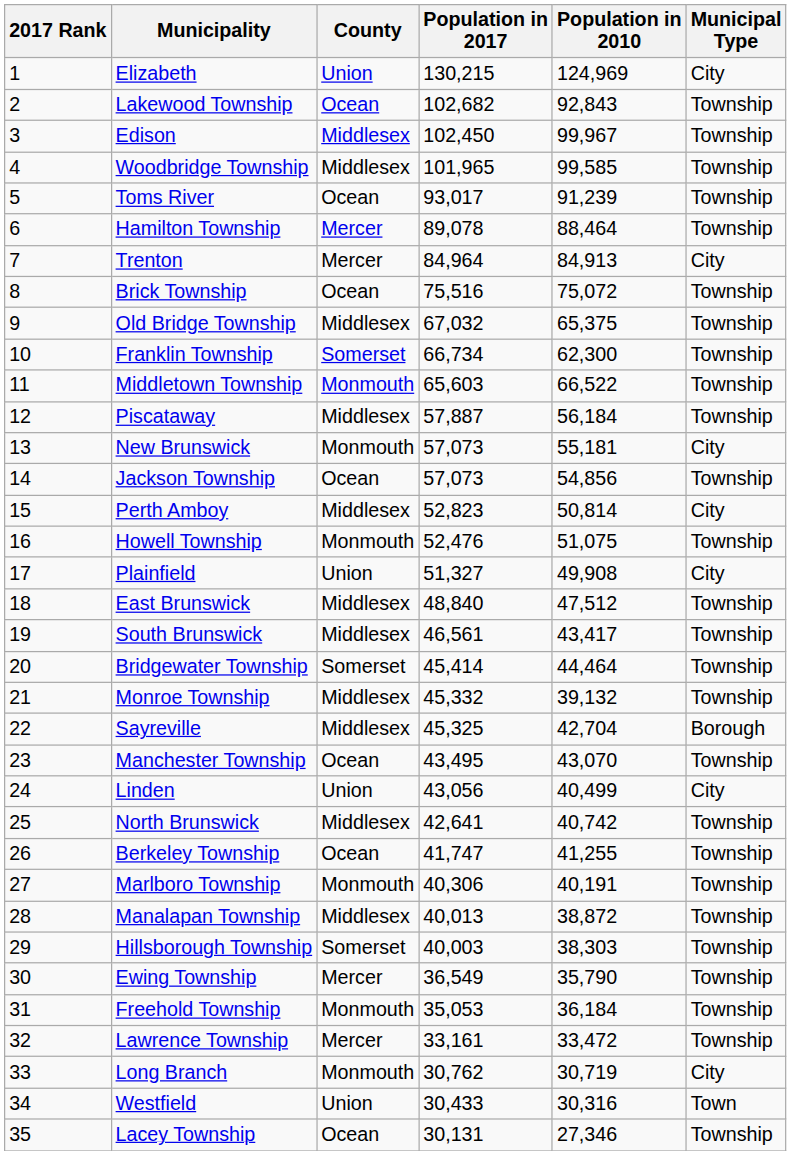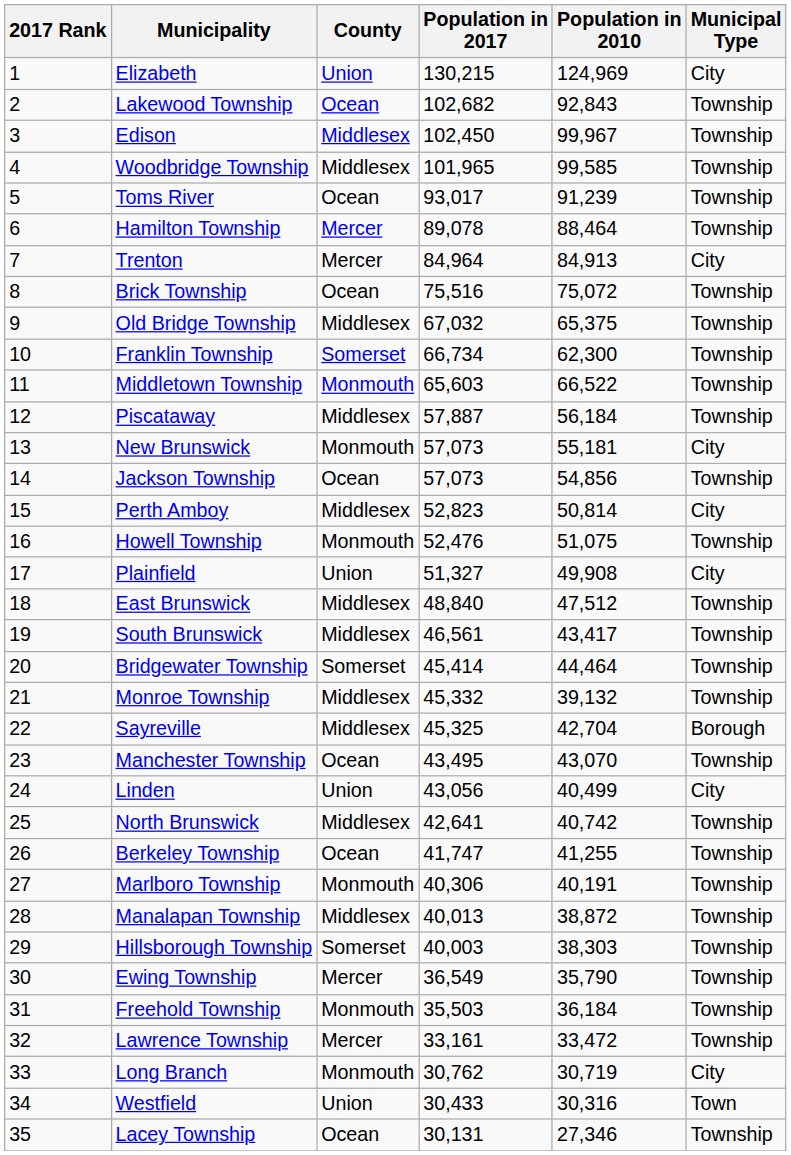(453, 1009) 35,053 -> (453, 1009) 35,503
